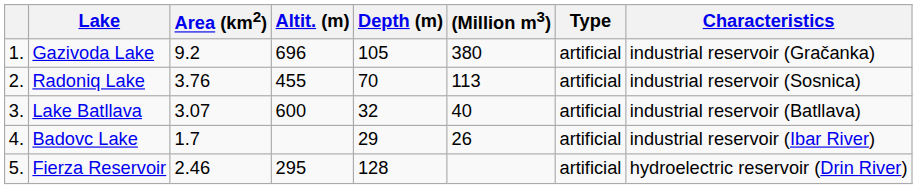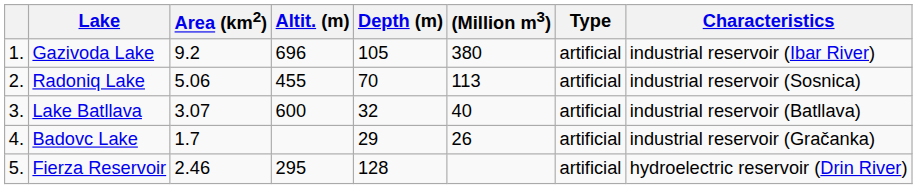(752, 52) industrial reservoir (Gračanka) -> (752, 52) industrial reservoir (Ibar River)
(192, 81) 3.76 -> (192, 81) 5.06
(752, 139) industrial reservoir (Ibar River) -> (752, 139) industrial reservoir (Gračanka)
